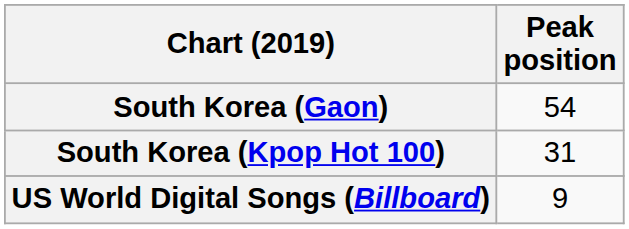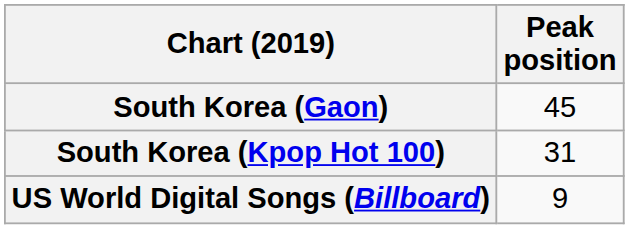(560, 106) 54 -> (560, 106) 45
